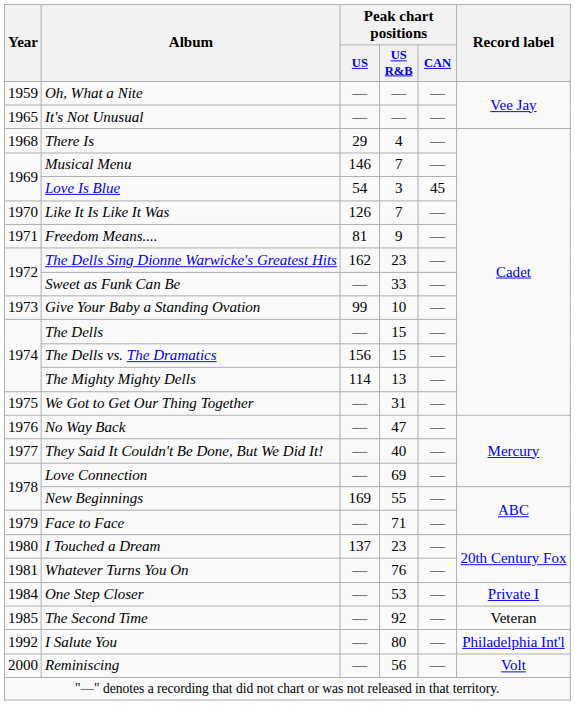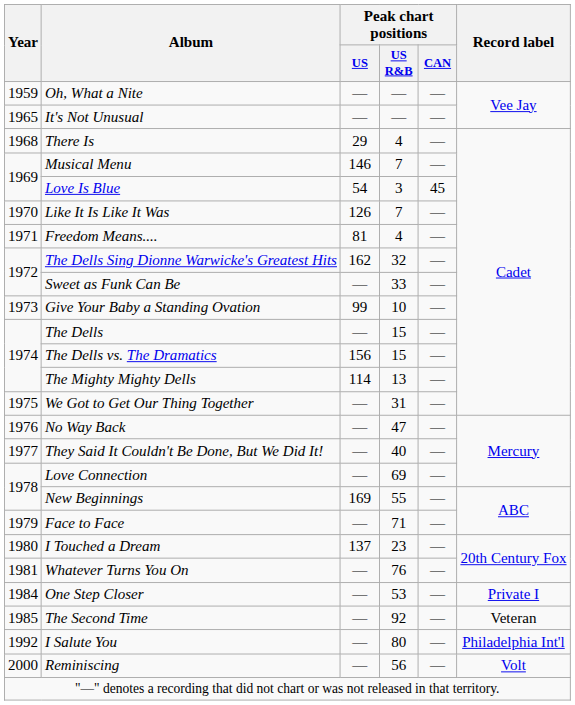(399, 236) 9 -> (399, 236) 4
(399, 260) 23 -> (399, 260) 32
